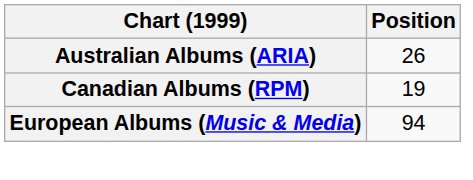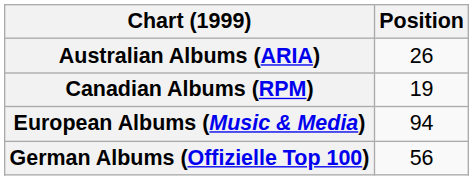+ row: (190, 157)
